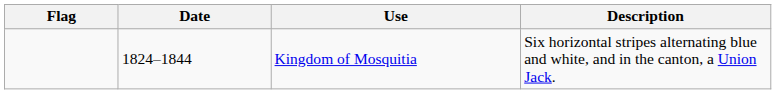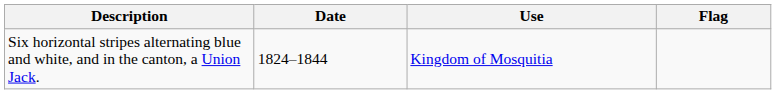columns swapped: (61, 16) <-> (645, 16)
